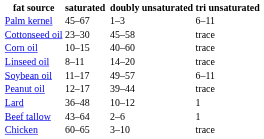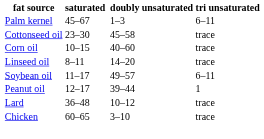(205, 89) trace -> (198, 89) 1
(198, 103) 1 -> (205, 103) trace
- row: (28, 116)
